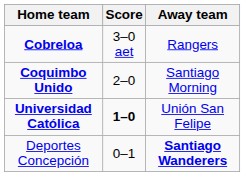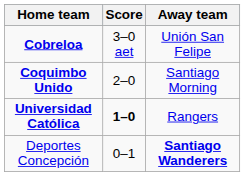(193, 44) Rangers -> (193, 44) Unión San Felipe
(193, 116) Unión San Felipe -> (193, 116) Rangers
